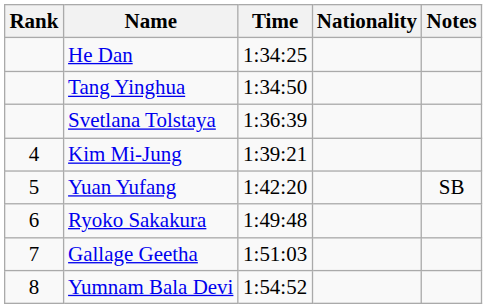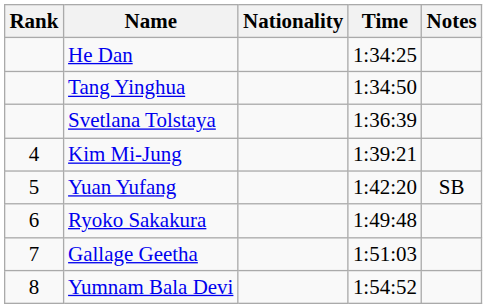columns swapped: (367, 21) <-> (275, 21)
